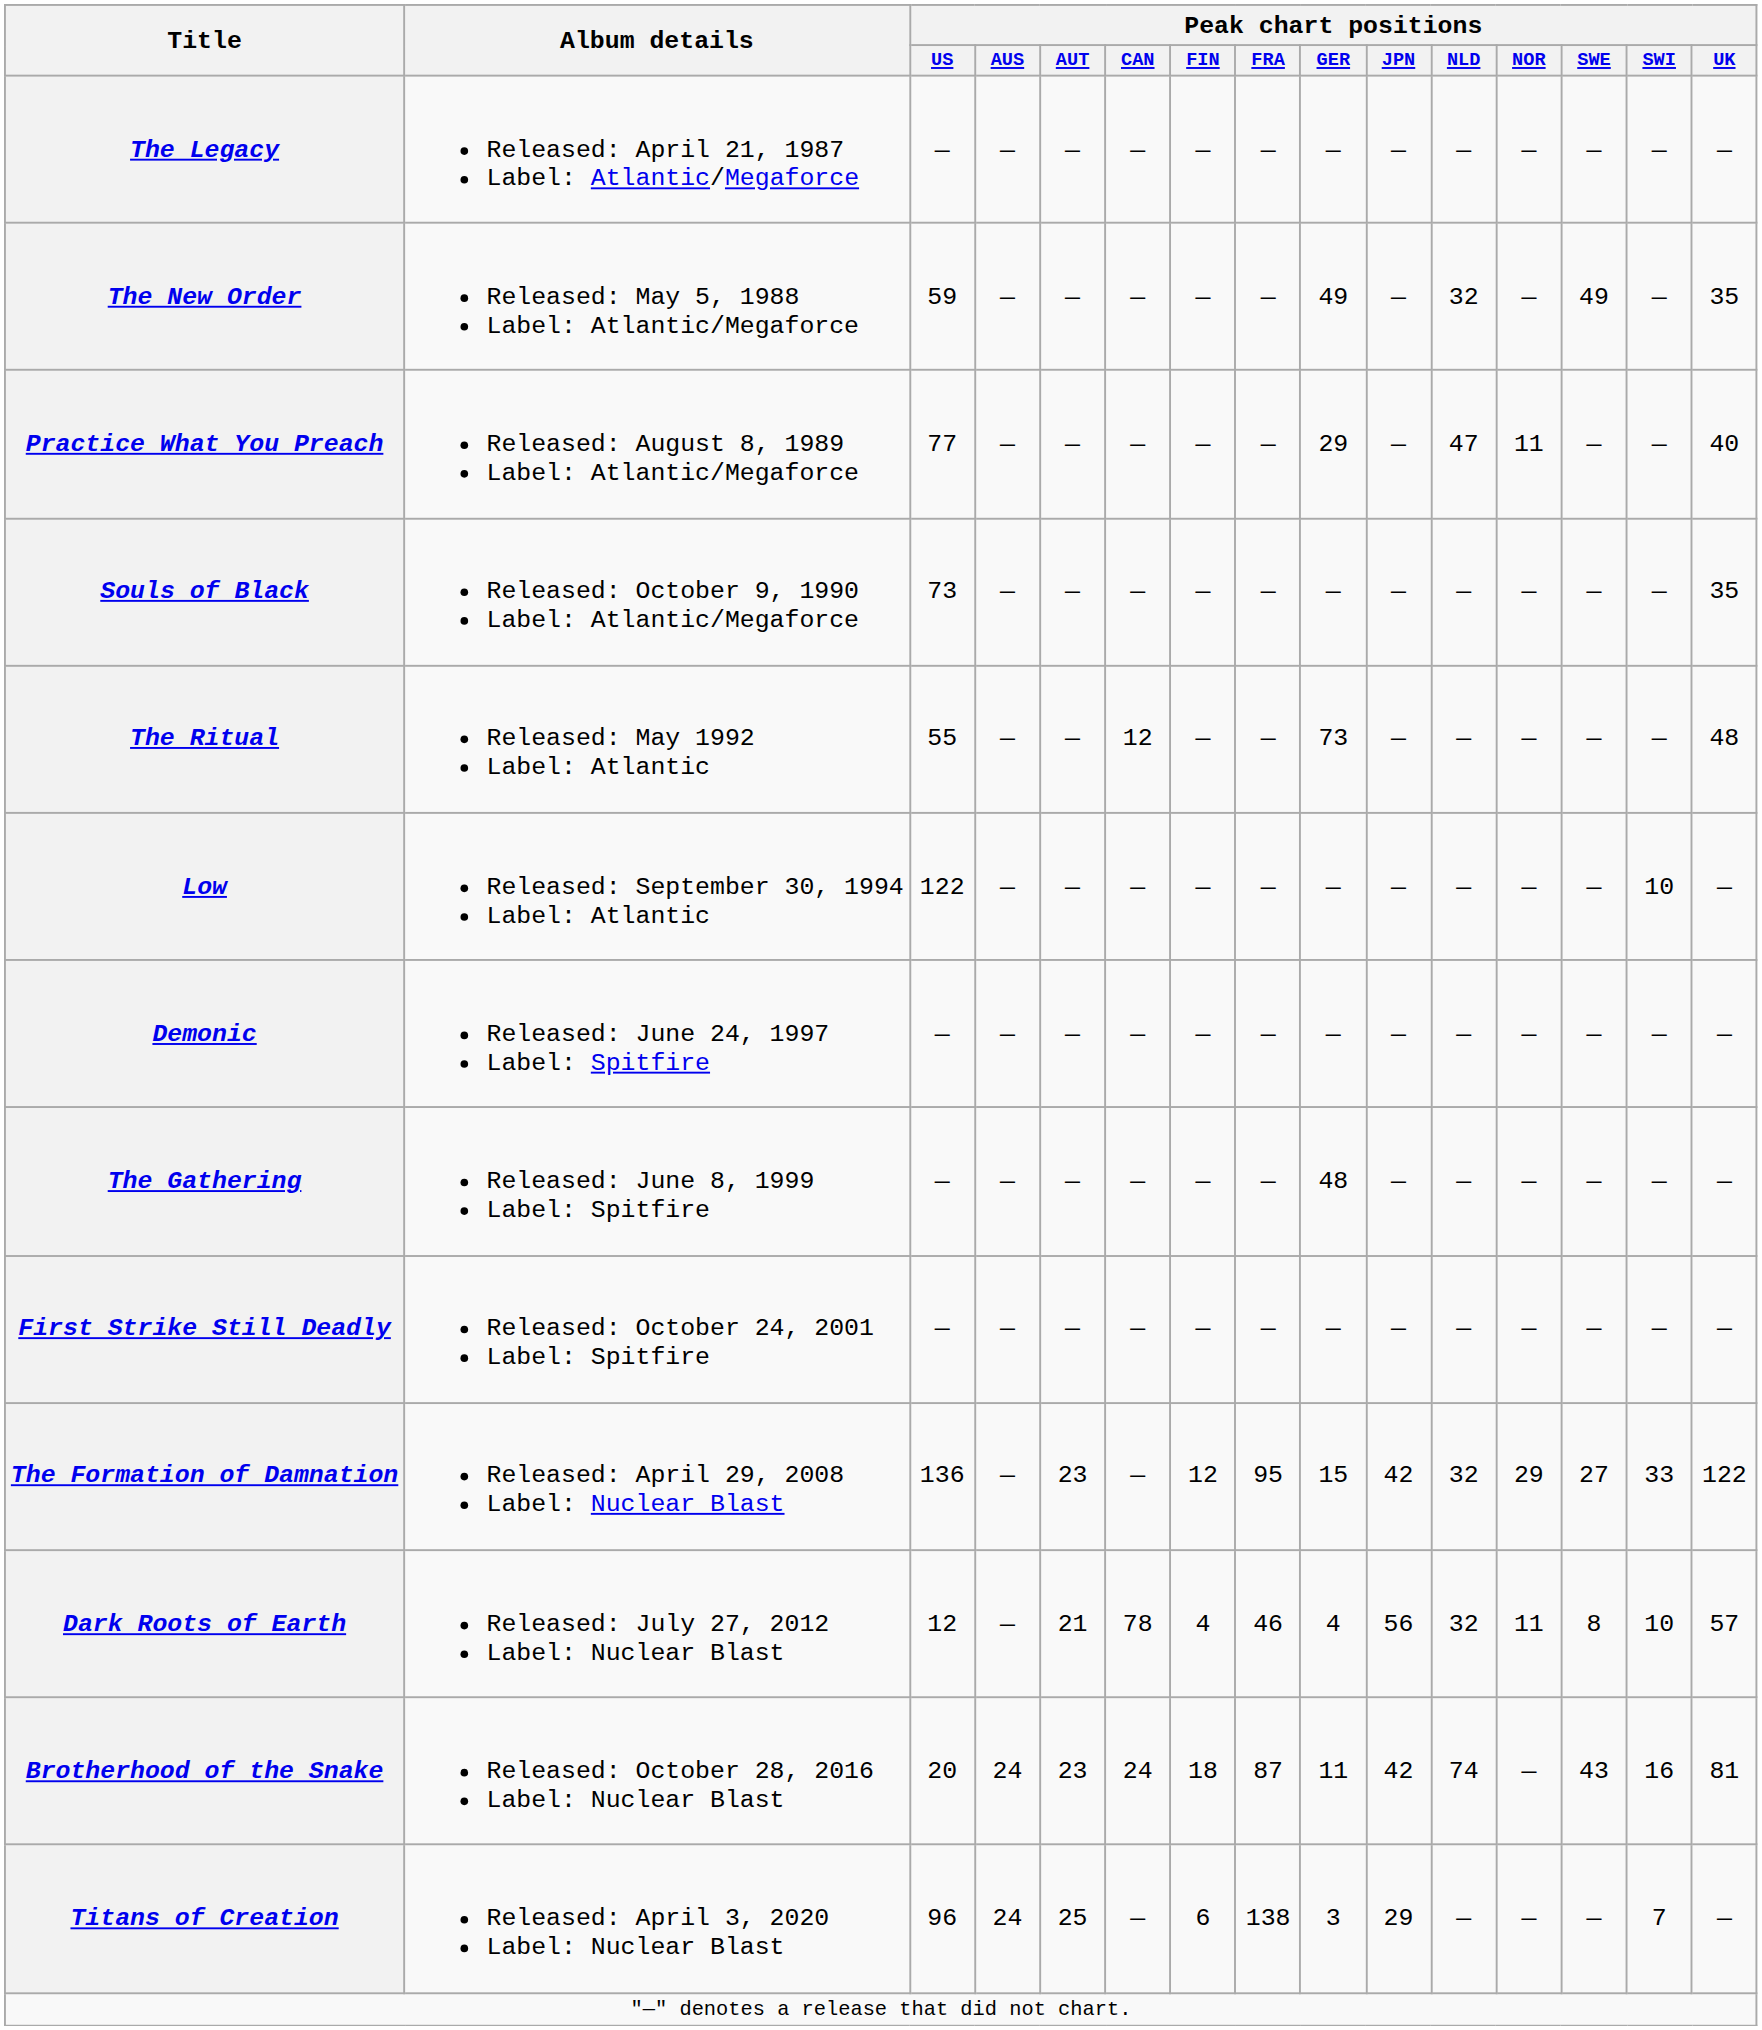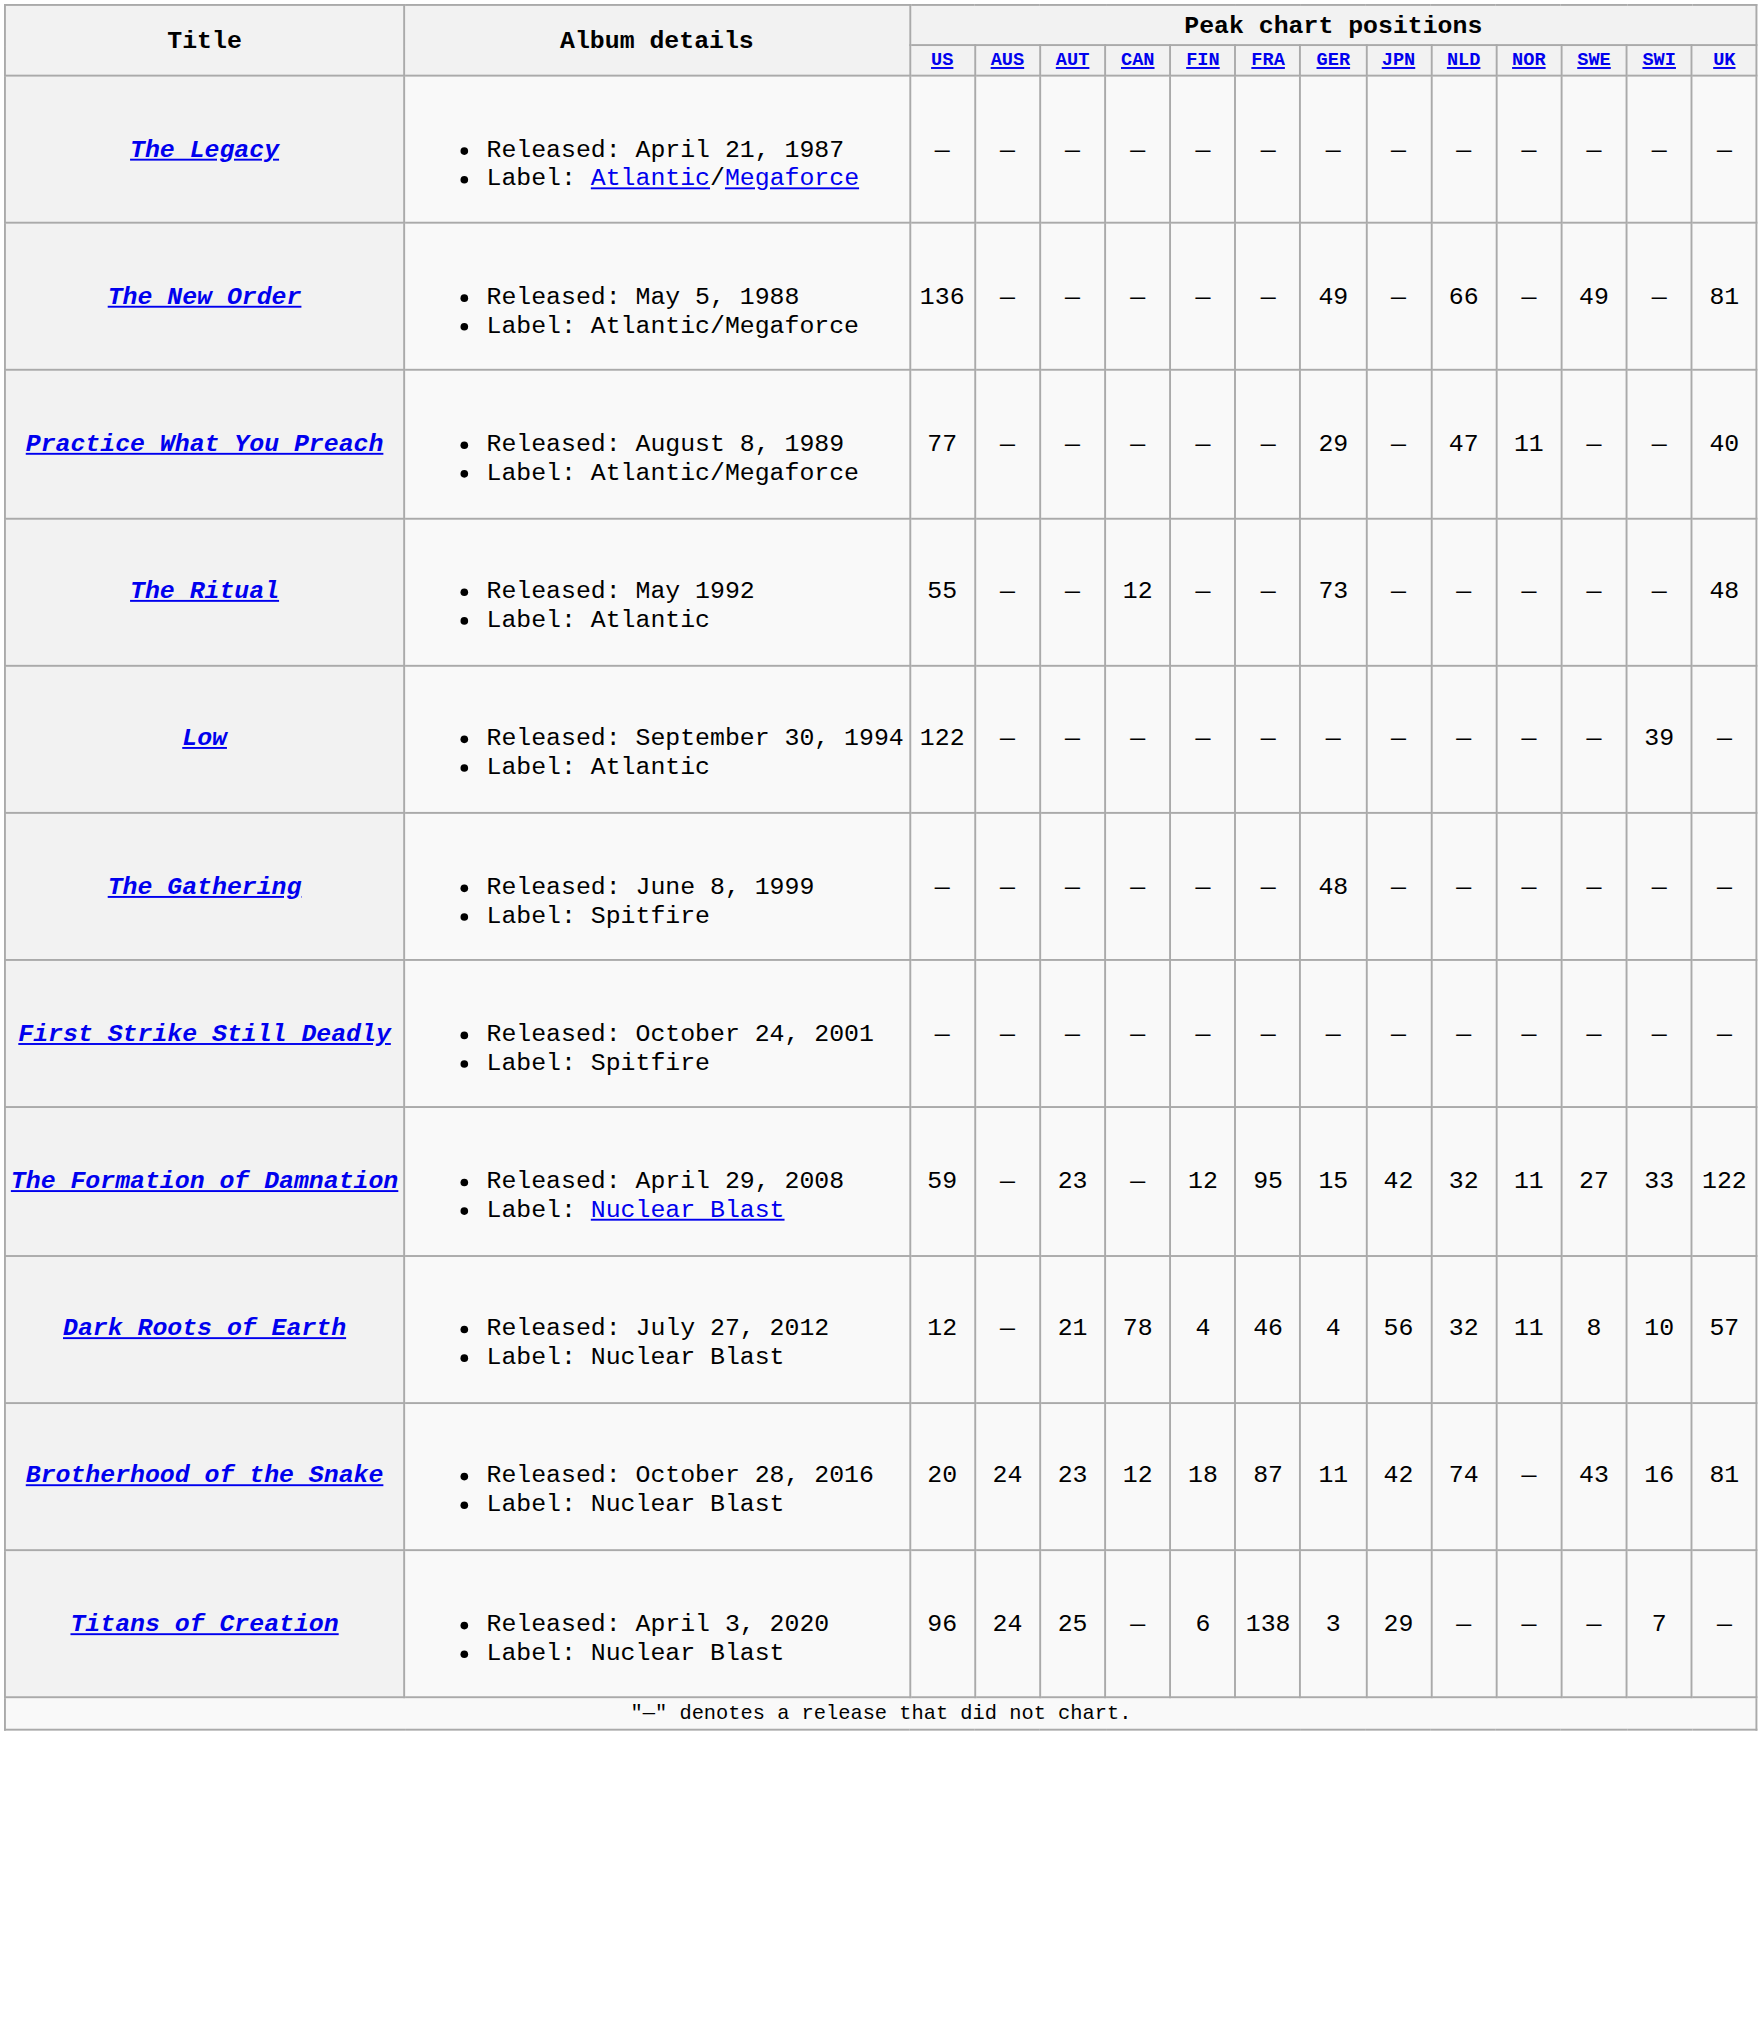(942, 297) 59 -> (942, 297) 136
(1464, 297) 32 -> (1464, 297) 66
(1724, 297) 35 -> (1724, 297) 81
- row: (205, 592)
(1659, 887) 10 -> (1659, 739) 39
- row: (205, 1034)
(942, 1476) 136 -> (942, 1181) 59
(1529, 1476) 29 -> (1529, 1181) 11
(1138, 1771) 24 -> (1138, 1476) 12
